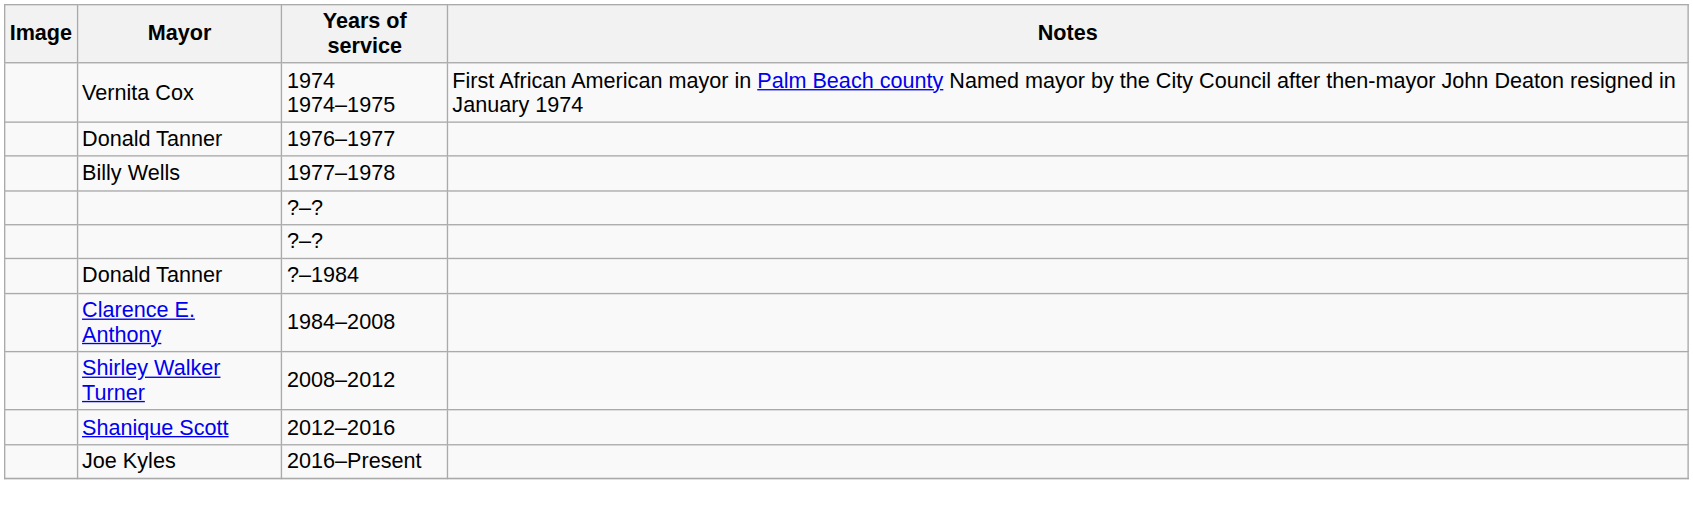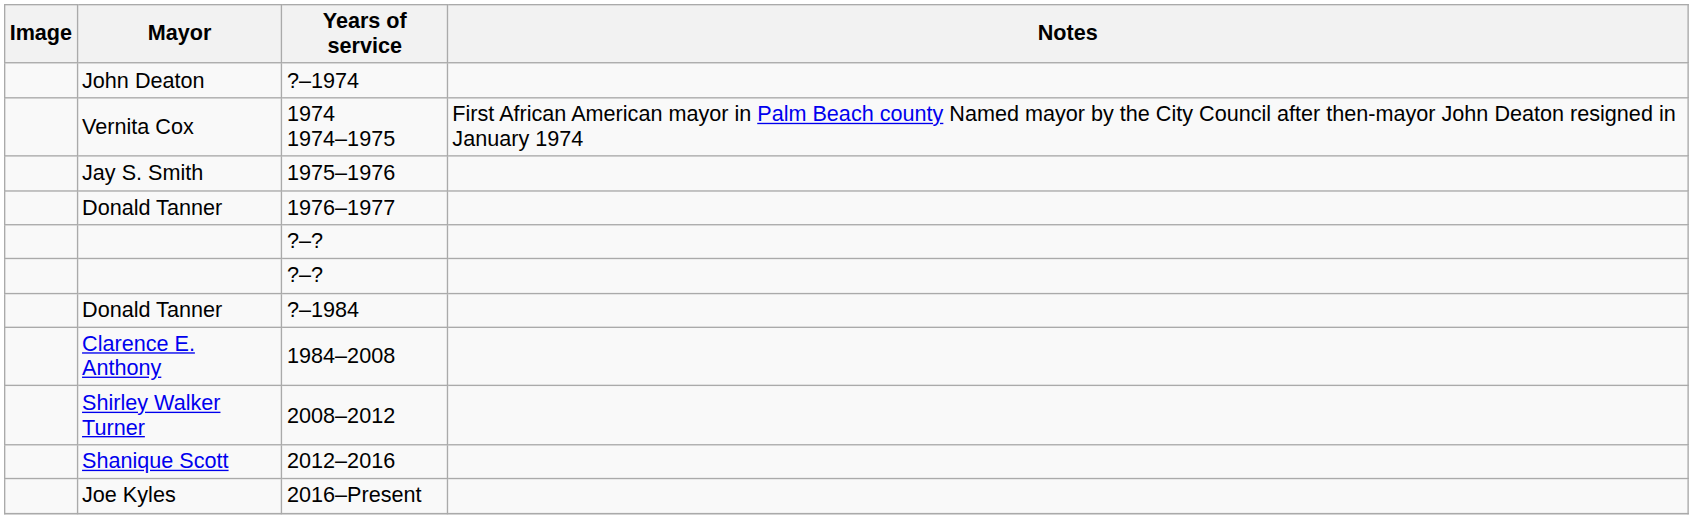+ row: (143, 80)
+ row: (143, 172)
- row: (131, 172)
